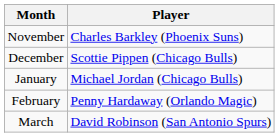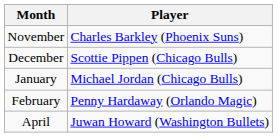- row: (36, 121)
+ row: (36, 121)
